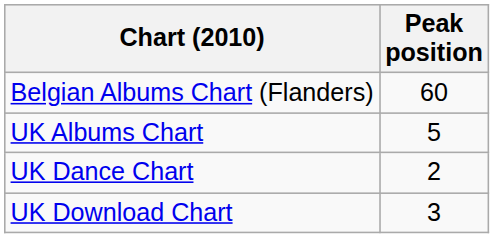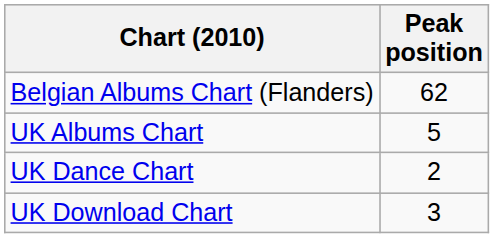(434, 92) 60 -> (434, 92) 62
